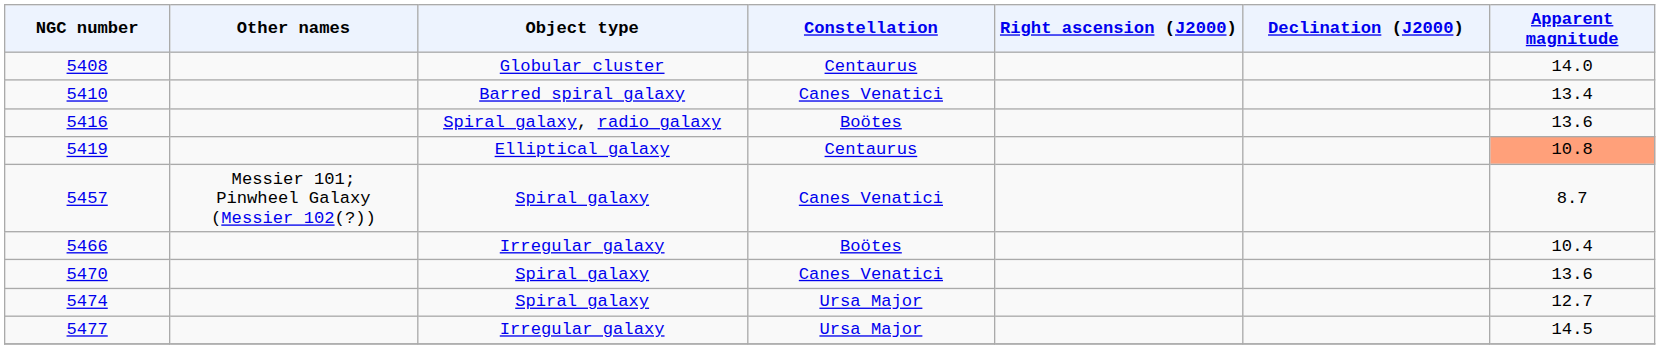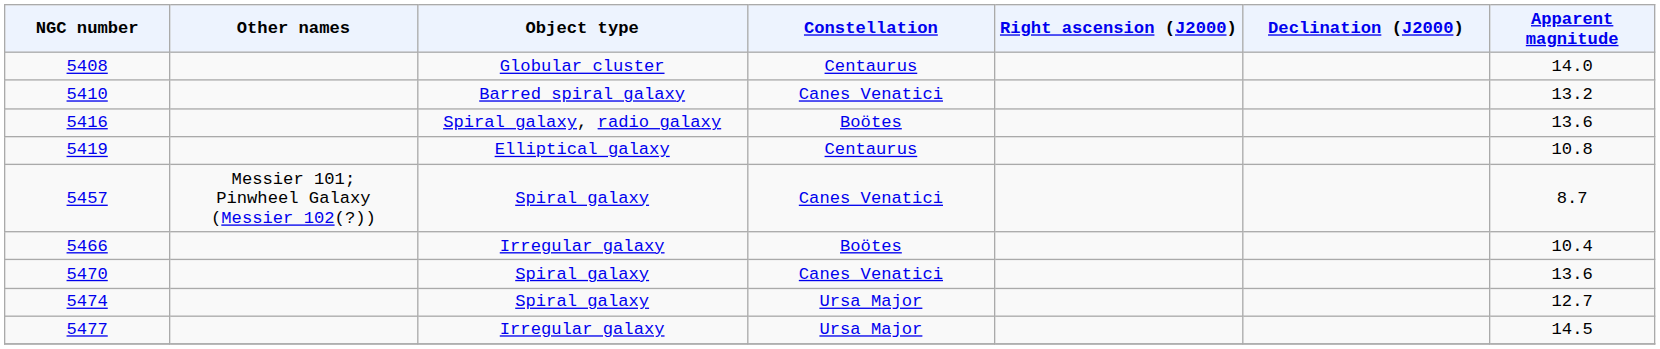(1572, 94) 13.4 -> (1572, 94) 13.2
(1572, 150) lightsalmon background -> (1572, 150) no background
